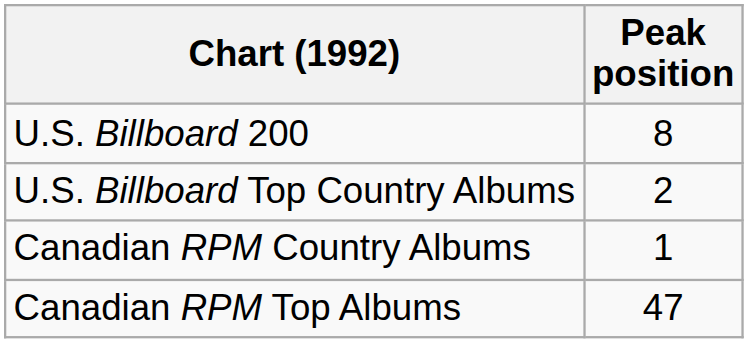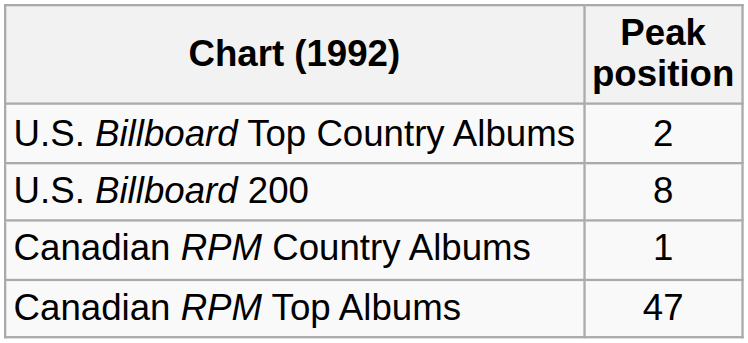rows swapped: (294, 190) <-> (161, 132)
